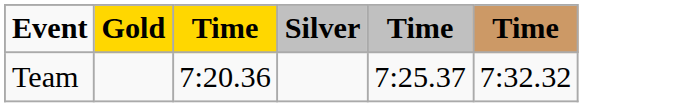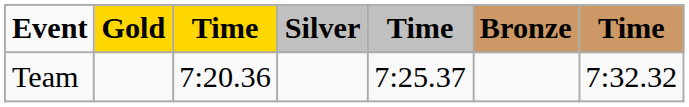+ column: (526, 28)
